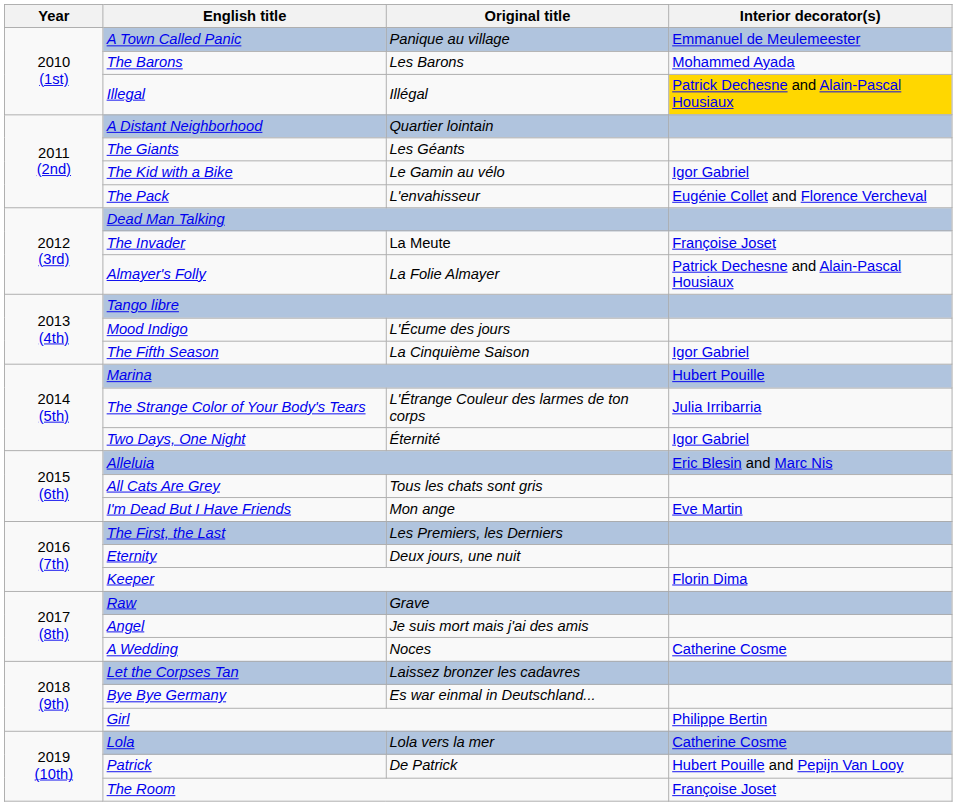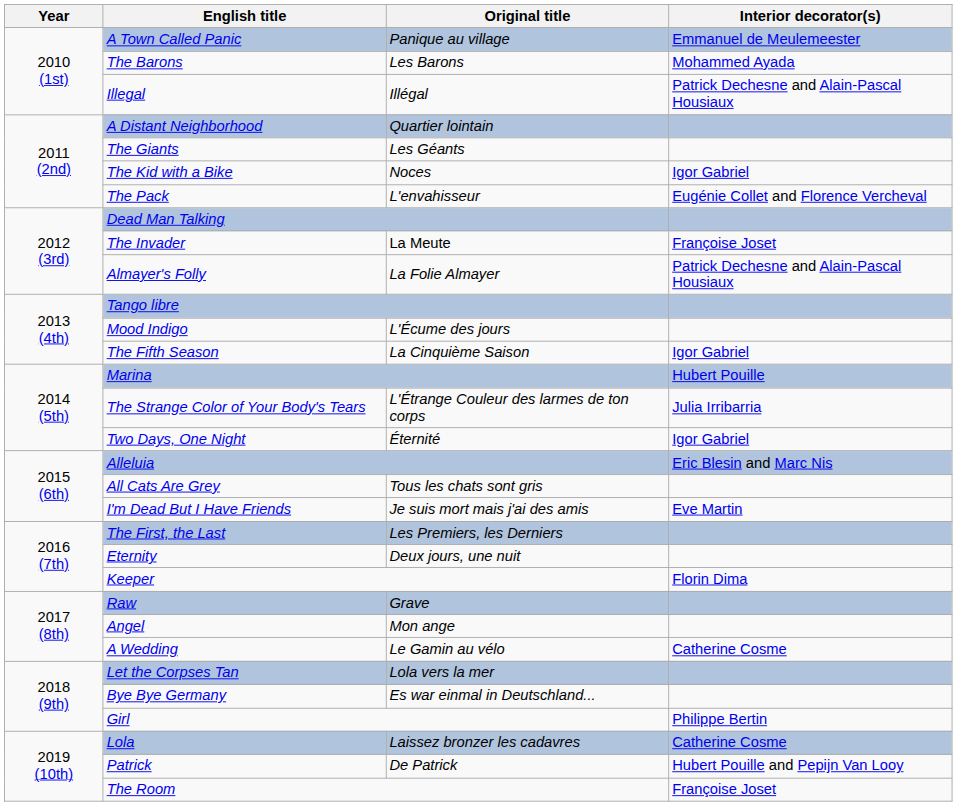(787, 94) gold background -> (787, 94) no background
(447, 172) Le Gamin au vélo -> (410, 172) Noces
(422, 509) Mon ange -> (489, 509) Je suis mort mais j'ai des amis
(489, 626) Je suis mort mais j'ai des amis -> (422, 626) Mon ange
(410, 649) Noces -> (447, 649) Le Gamin au vélo
(485, 672) Laissez bronzer les cadavres -> (442, 672) Lola vers la mer
(442, 742) Lola vers la mer -> (485, 742) Laissez bronzer les cadavres
